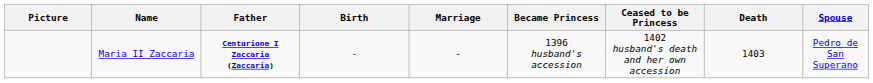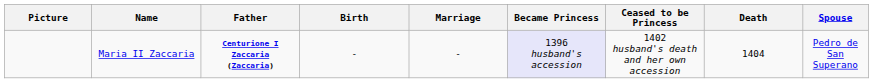(557, 54) no background -> (557, 54) lavender background
(753, 54) 1403 -> (753, 54) 1404
